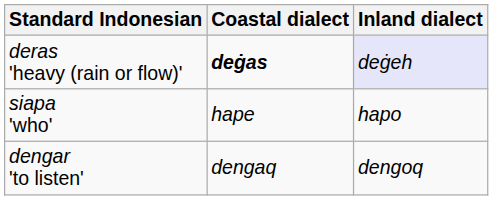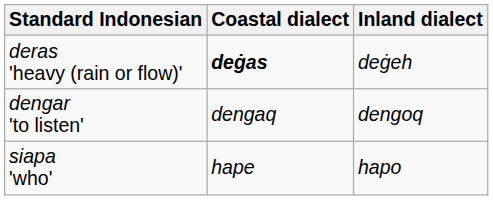(385, 61) lavender background -> (385, 61) no background
rows swapped: (46, 167) <-> (32, 114)
